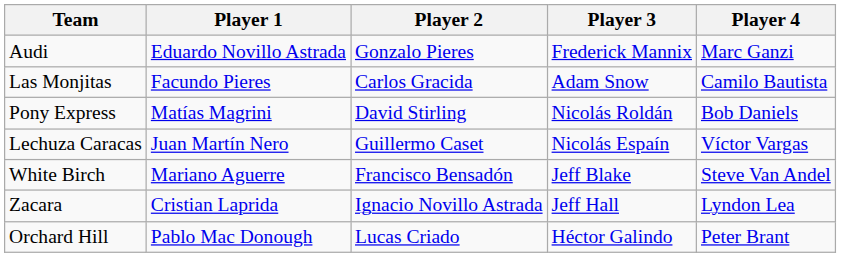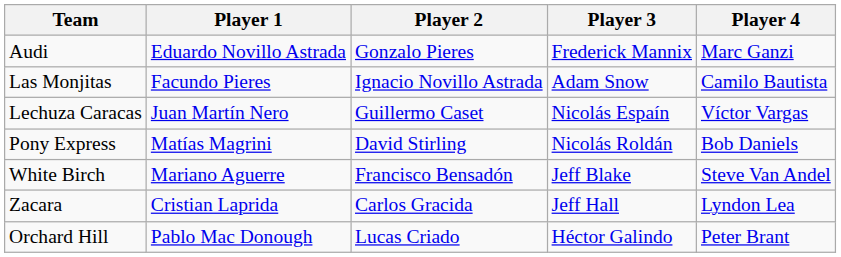(414, 81) Carlos Gracida -> (449, 81) Ignacio Novillo Astrada
rows swapped: (63, 112) <-> (75, 143)
(449, 205) Ignacio Novillo Astrada -> (414, 205) Carlos Gracida
